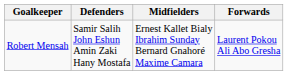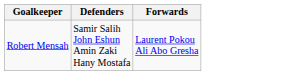- column: (174, 12)
